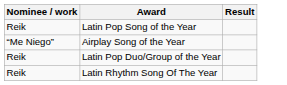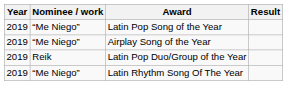+ column: (17, 12)
(16, 27) Reik -> (56, 27) “Me Niego”
(16, 73) Reik -> (56, 73) “Me Niego”
